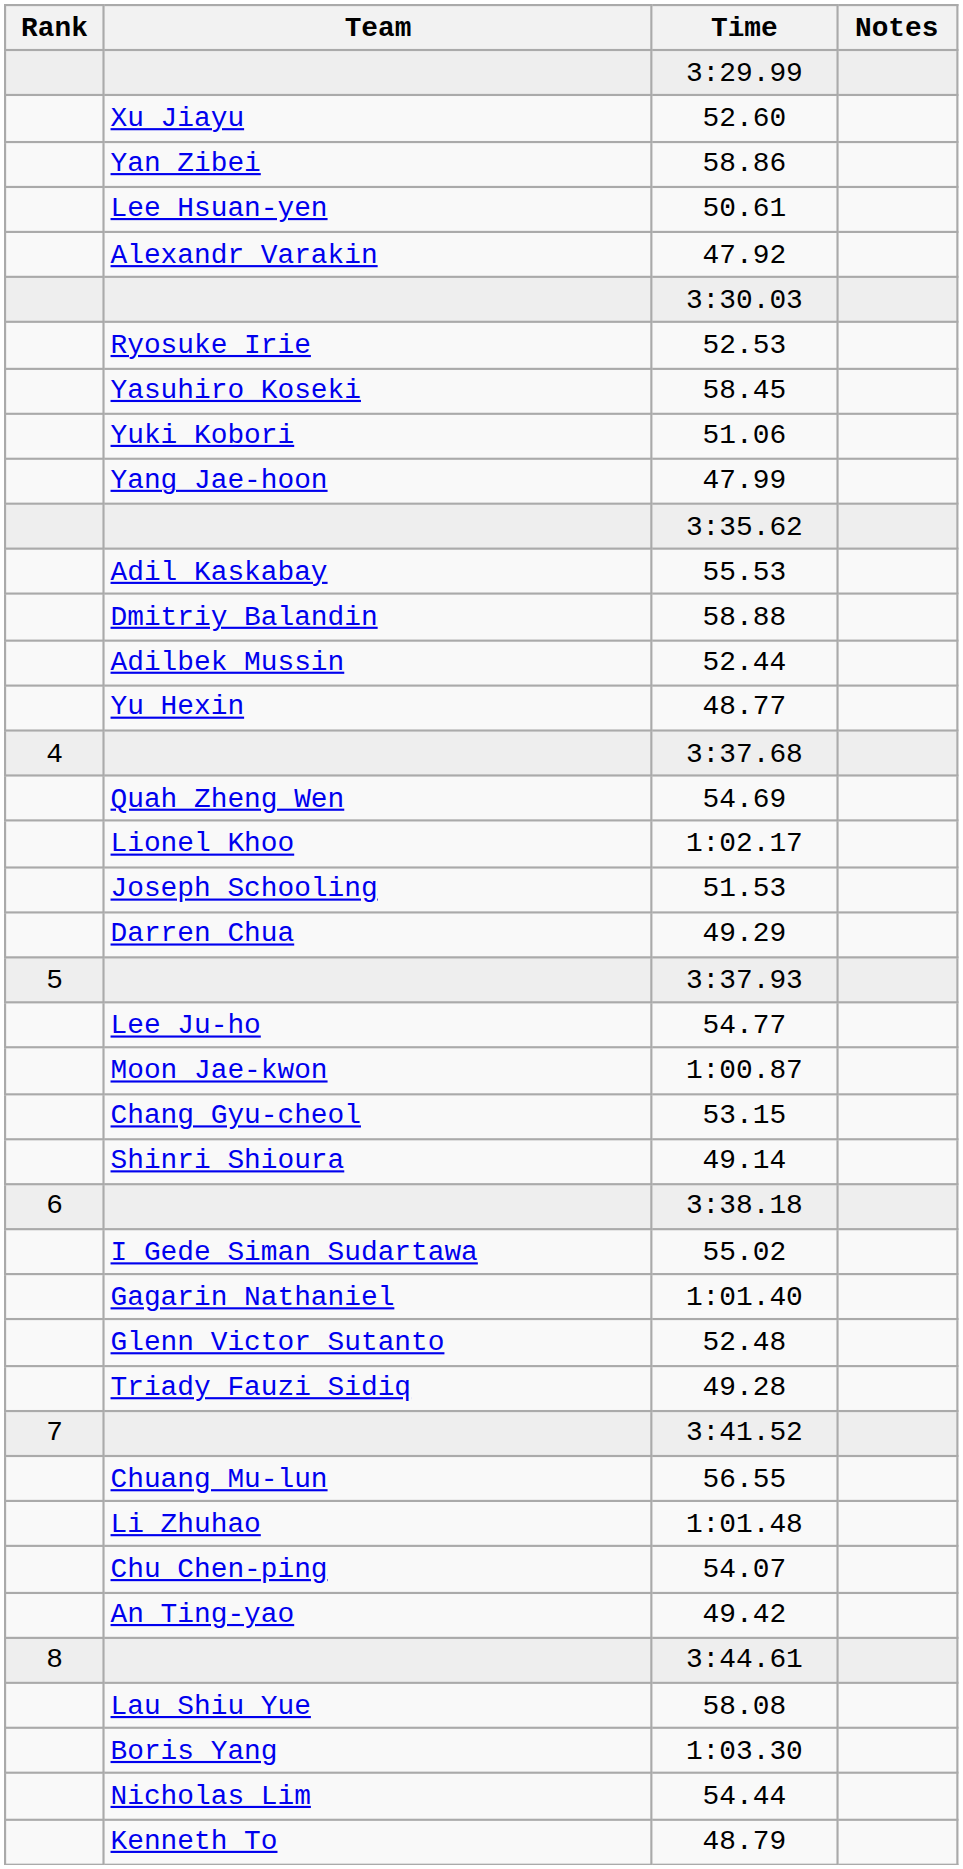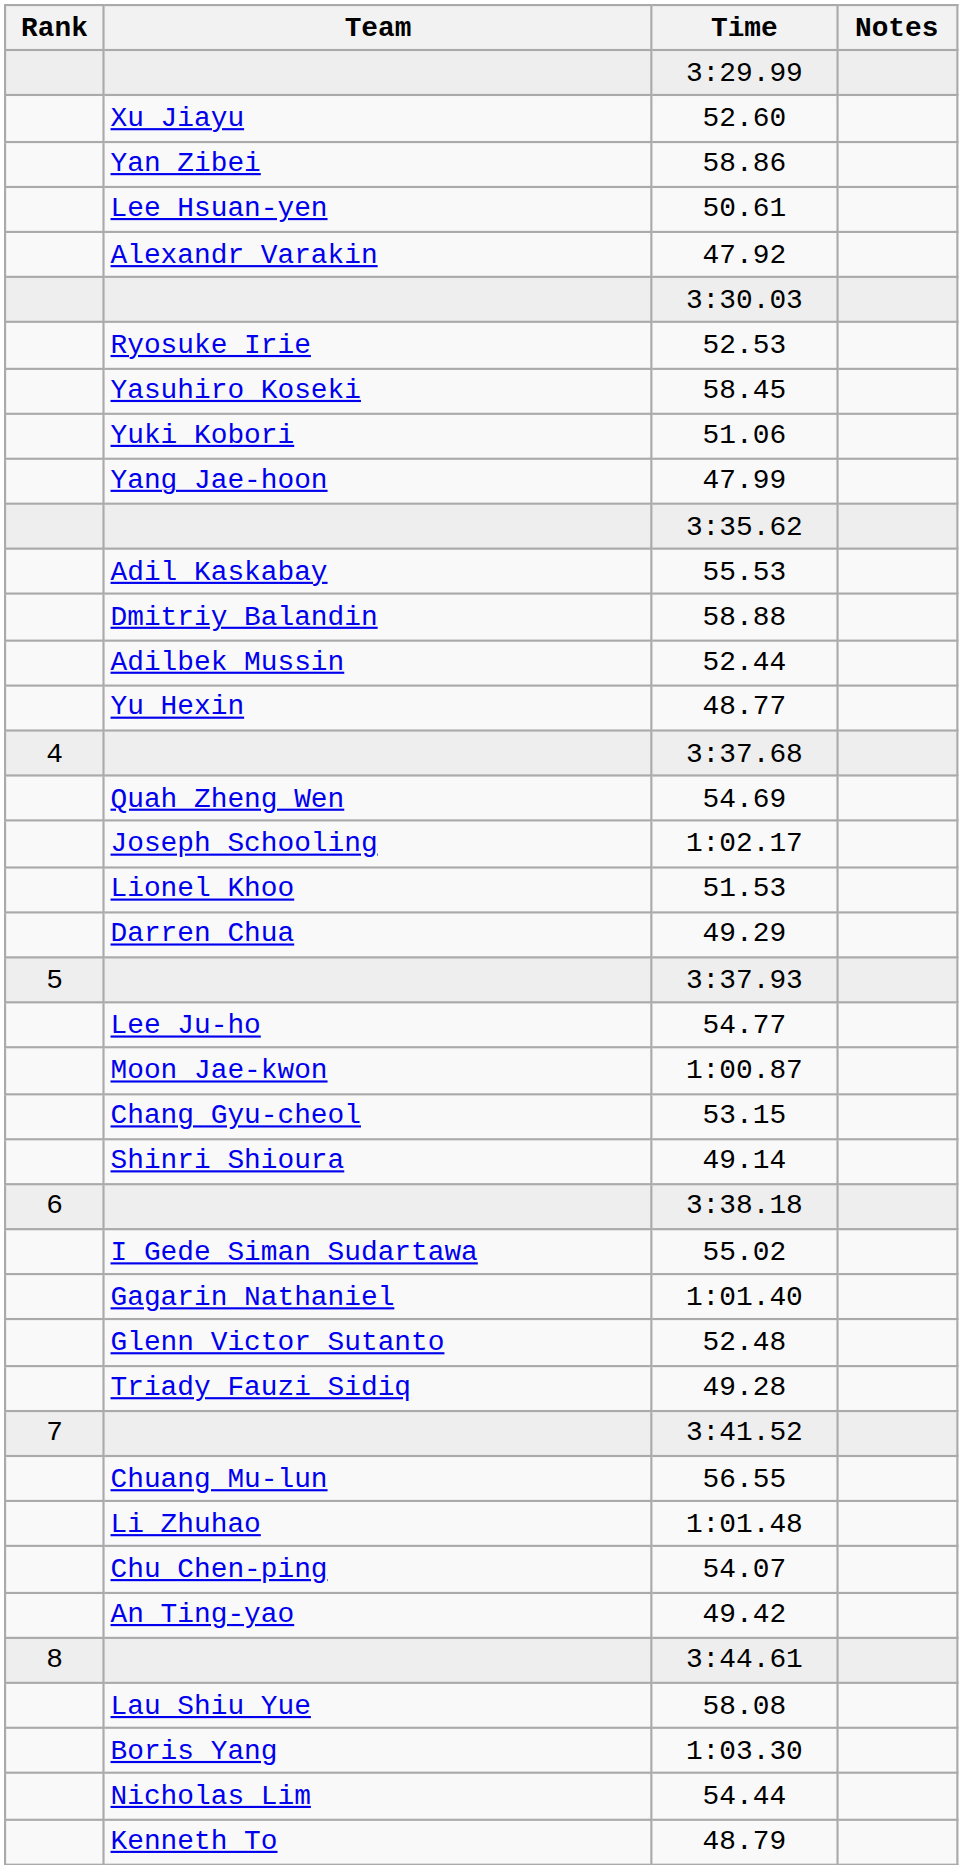(202, 844) Lionel Khoo -> (244, 844) Joseph Schooling
(244, 889) Joseph Schooling -> (202, 889) Lionel Khoo
